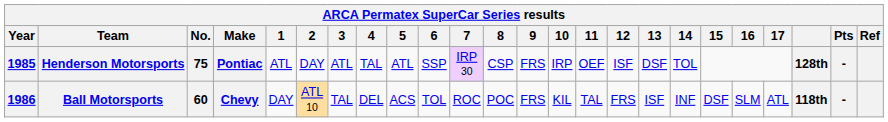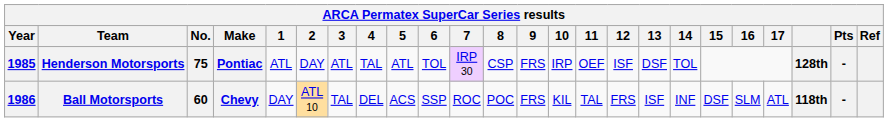(434, 64) SSP -> (434, 64) TOL
(434, 99) TOL -> (434, 99) SSP
